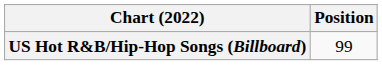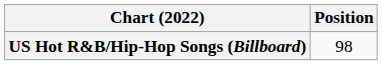(344, 45) 99 -> (344, 45) 98
